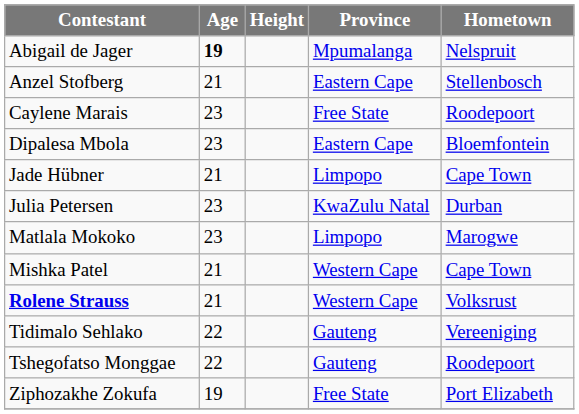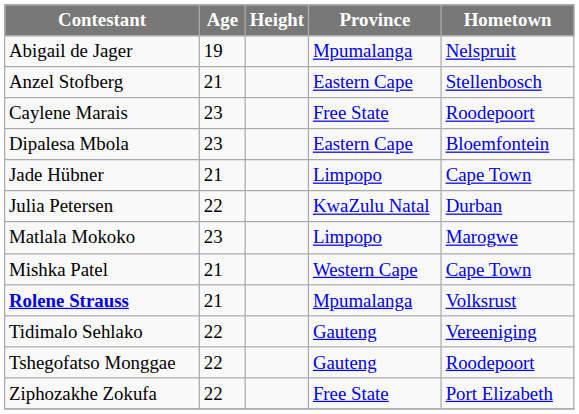(213, 51) bold -> (213, 51) normal
(213, 206) 23 -> (213, 206) 22
(365, 299) Western Cape -> (363, 299) Mpumalanga
(213, 393) 19 -> (213, 393) 22
